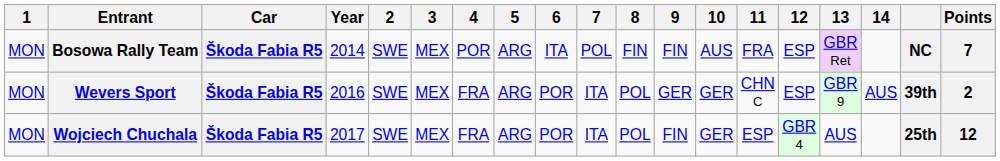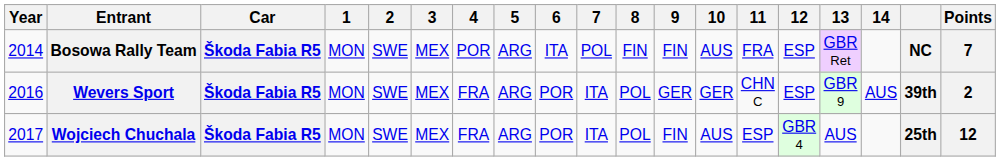columns swapped: (347, 17) <-> (27, 17)
(716, 135) GER -> (716, 135) AUS
